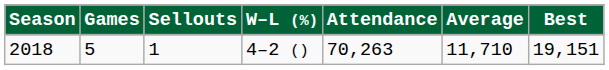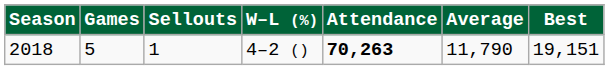(360, 50) normal -> (360, 50) bold
(480, 50) 11,710 -> (480, 50) 11,790
